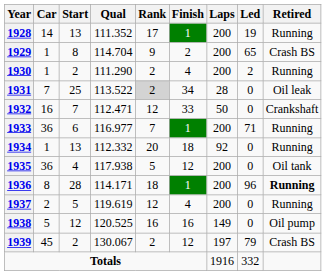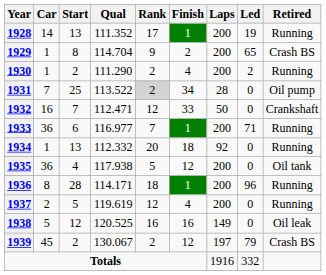(292, 90) Oil leak -> (292, 90) Oil pump
(292, 185) bold -> (292, 185) normal
(292, 223) Oil pump -> (292, 223) Oil leak
